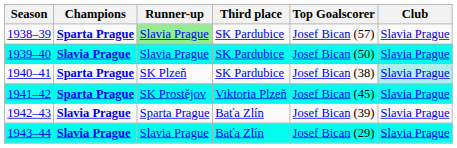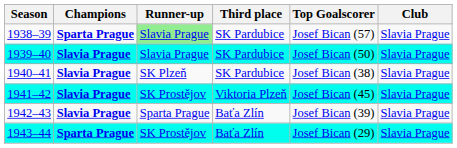(95, 73) Sparta Prague -> (94, 73) Slavia Prague
(415, 73) paleturquoise background -> (415, 73) no background
(95, 93) Sparta Prague -> (94, 93) Slavia Prague
(94, 133) Slavia Prague -> (95, 133) Sparta Prague
(174, 133) Slavia Prague -> (173, 133) SK Prostějov
